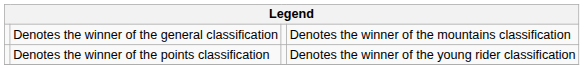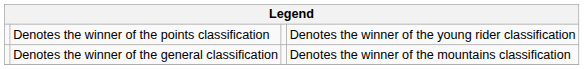rows swapped: (146, 34) <-> (141, 54)
